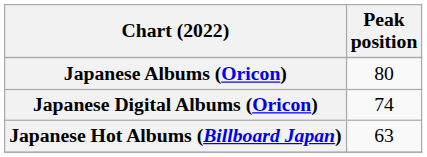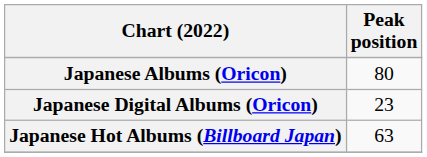(384, 104) 74 -> (384, 104) 23
